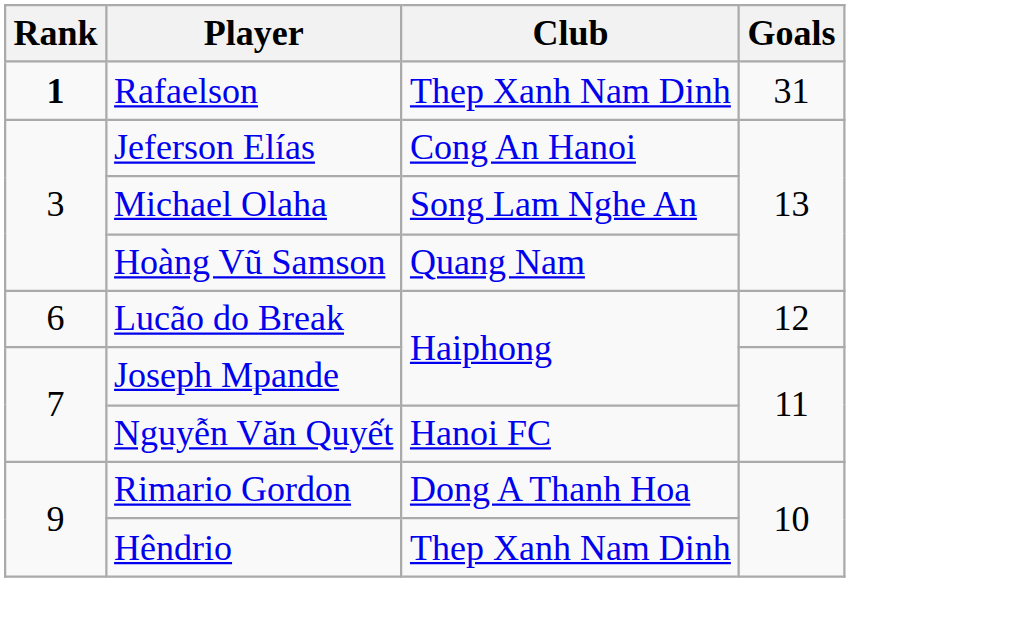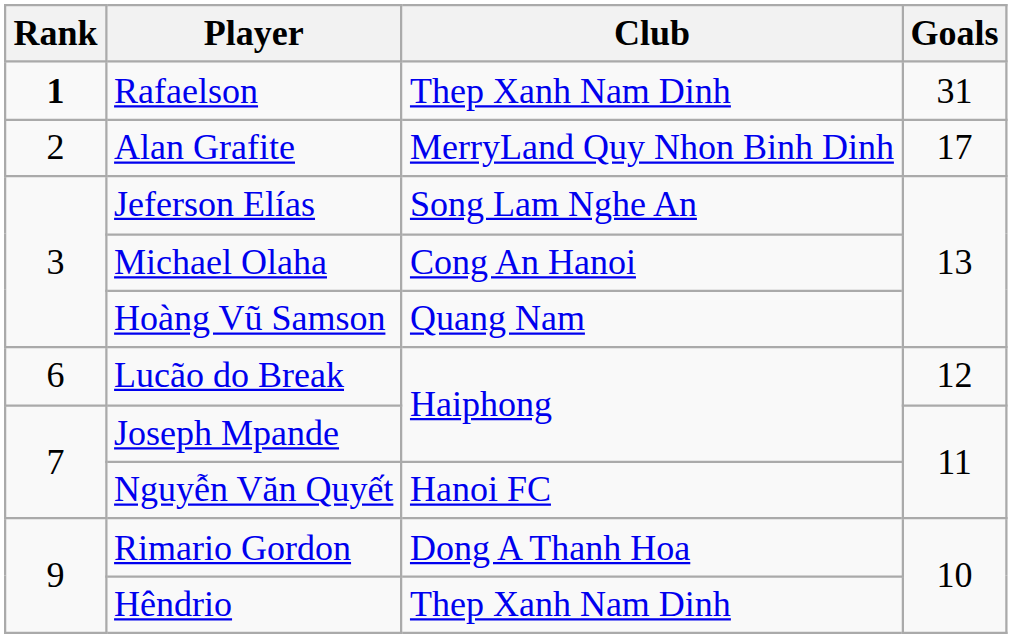+ row: (205, 147)
(523, 147) Cong An Hanoi -> (553, 204) Song Lam Nghe An
(553, 204) Song Lam Nghe An -> (523, 261) Cong An Hanoi
